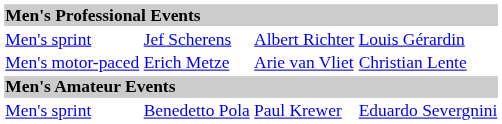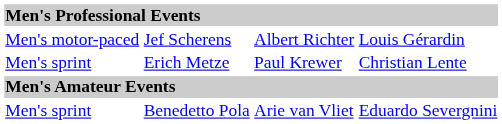(48, 39) Men's sprint -> (72, 39) Men's motor-paced
(72, 62) Men's motor-paced -> (48, 62) Men's sprint
(304, 62) Arie van Vliet -> (298, 62) Paul Krewer
(298, 110) Paul Krewer -> (304, 110) Arie van Vliet
